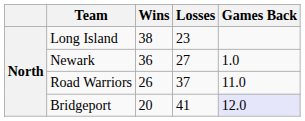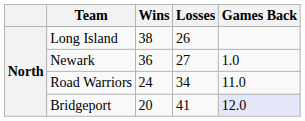(183, 37) 23 -> (183, 37) 26
(146, 82) 26 -> (146, 82) 24
(183, 82) 37 -> (183, 82) 34
